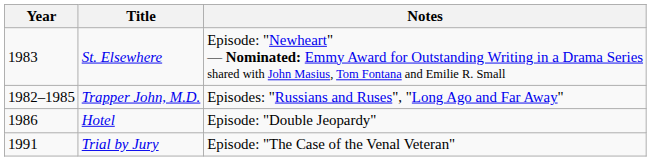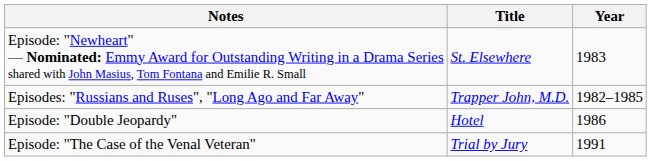columns swapped: (41, 16) <-> (425, 16)
